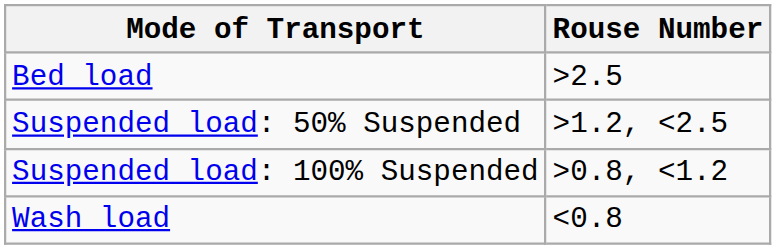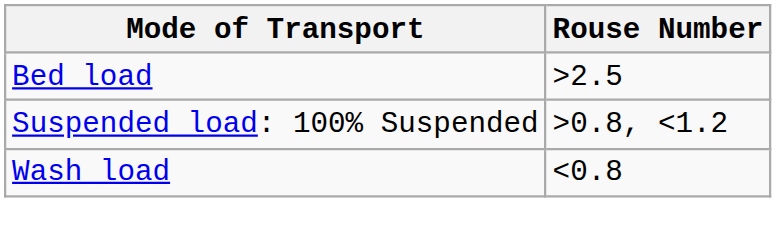- row: (267, 124)
